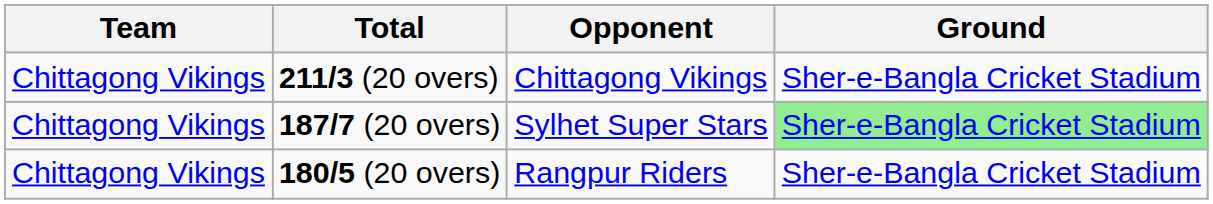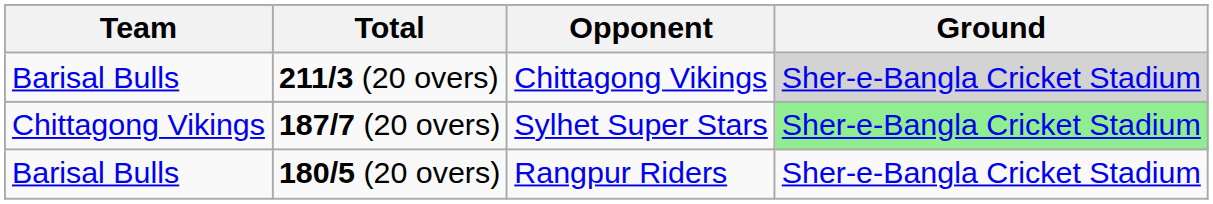(138, 76) Chittagong Vikings -> (96, 76) Barisal Bulls
(991, 76) no background -> (991, 76) lightgrey background
(138, 173) Chittagong Vikings -> (96, 173) Barisal Bulls
